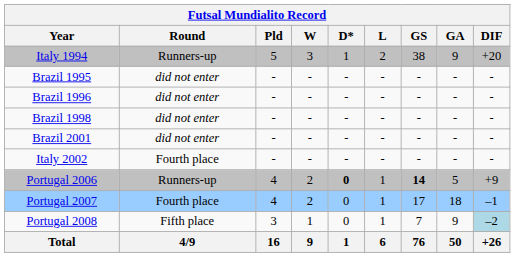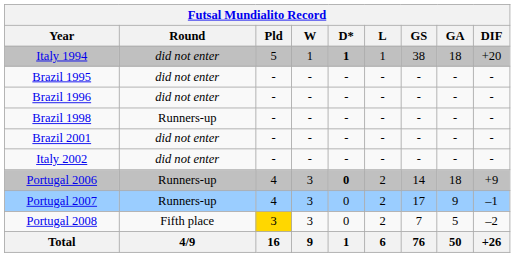(187, 56) Runners-up -> (187, 56) did not enter
(310, 56) 3 -> (310, 56) 1
(346, 56) normal -> (346, 56) bold
(383, 56) 2 -> (383, 56) 1
(455, 56) 9 -> (455, 56) 18
(187, 118) did not enter -> (187, 118) Runners-up
(187, 159) Fourth place -> (187, 159) did not enter
(310, 180) 2 -> (310, 180) 3
(383, 180) 1 -> (383, 180) 2
(419, 180) bold -> (419, 180) normal
(455, 180) 5 -> (455, 180) 18
(187, 201) Fourth place -> (187, 201) Runners-up
(310, 201) 2 -> (310, 201) 3
(383, 201) 1 -> (383, 201) 2
(455, 201) 18 -> (455, 201) 9
(274, 221) no background -> (274, 221) gold background
(310, 221) 1 -> (310, 221) 3
(383, 221) 1 -> (383, 221) 2
(455, 221) 9 -> (455, 221) 5
(492, 221) lightblue background -> (492, 221) no background
